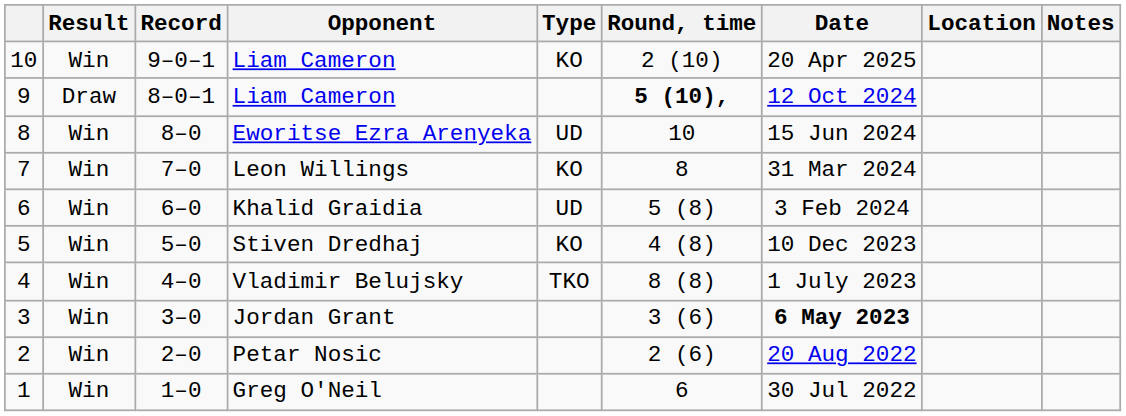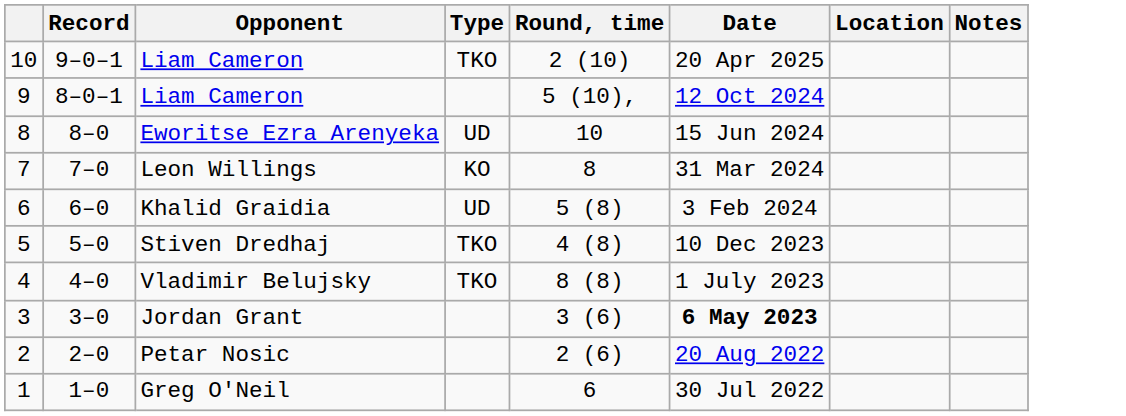- column: (89, 23)
(569, 60) KO -> (477, 60) TKO
(682, 97) bold -> (590, 97) normal
(569, 245) KO -> (477, 245) TKO
